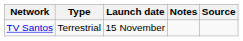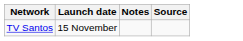- column: (79, 12)
